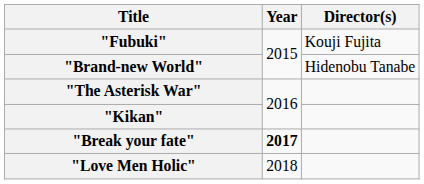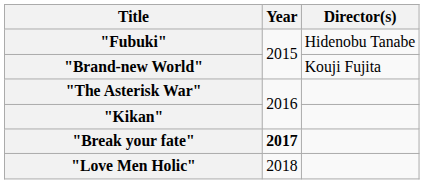(343, 41) Kouji Fujita -> (360, 41) Hidenobu Tanabe
(360, 66) Hidenobu Tanabe -> (343, 66) Kouji Fujita
